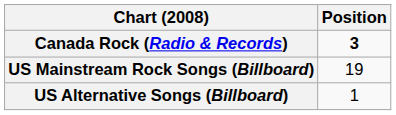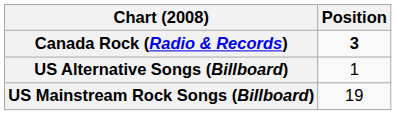rows swapped: (161, 95) <-> (161, 69)
